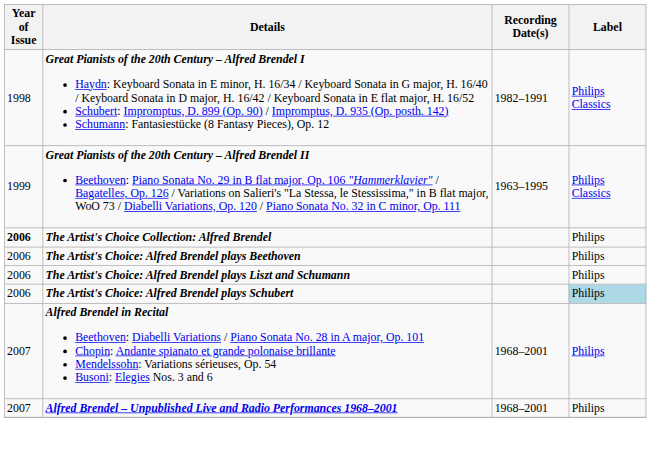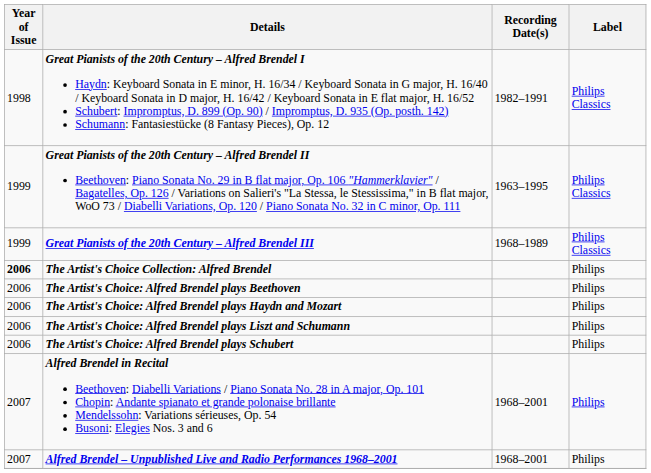+ row: (180, 244)
+ row: (193, 307)
(588, 293) lightblue background -> (588, 344) no background
